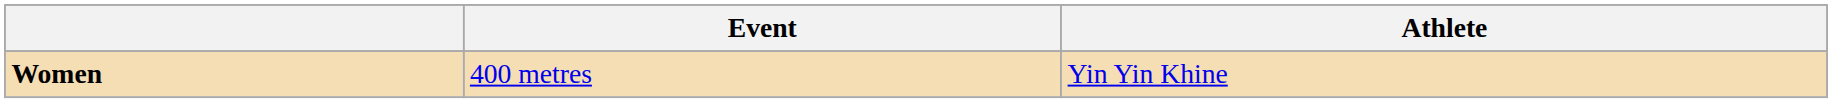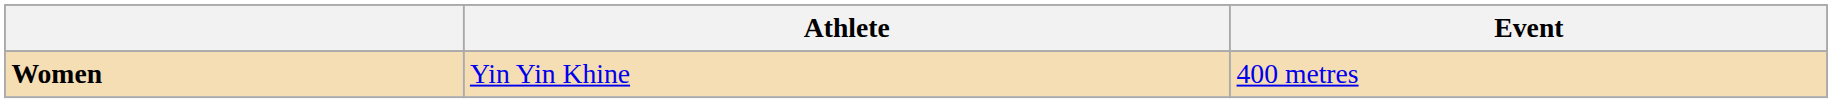columns swapped: (762, 27) <-> (1444, 27)
